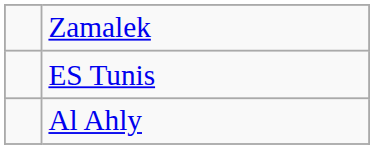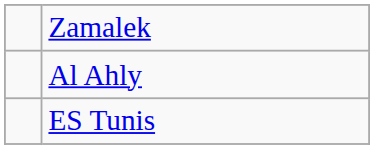rows swapped: (102, 74) <-> (95, 120)
